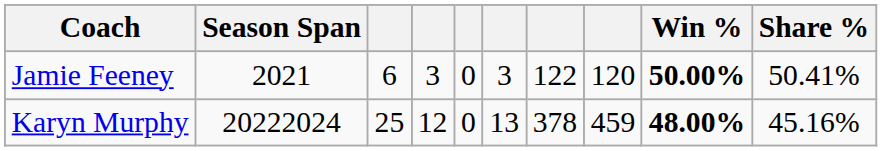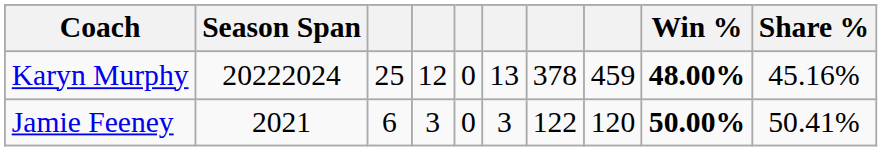rows swapped: (93, 74) <-> (100, 121)
